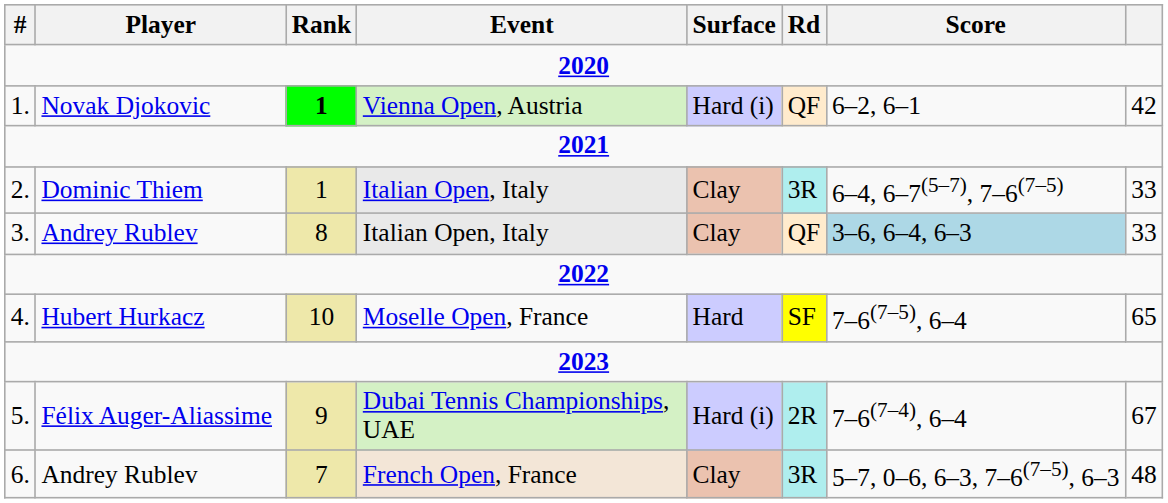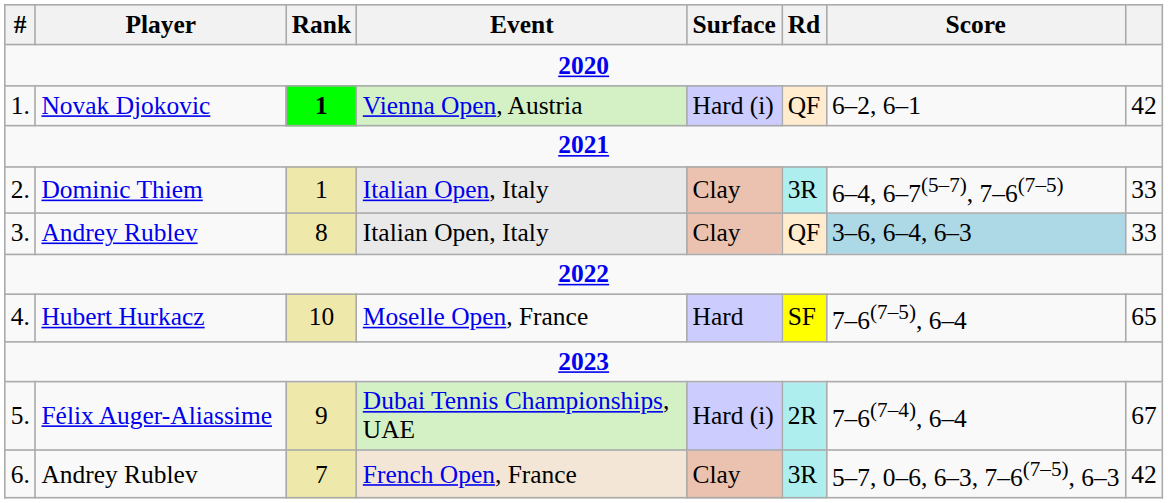(1144, 473) 48 -> (1144, 473) 42
